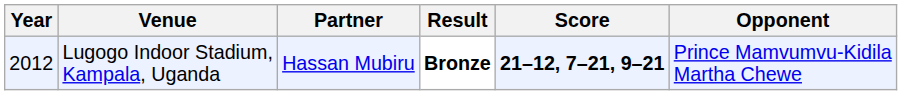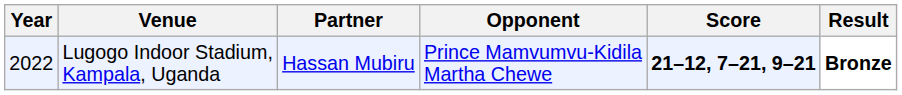columns swapped: (783, 21) <-> (457, 21)
(31, 63) 2012 -> (31, 63) 2022
